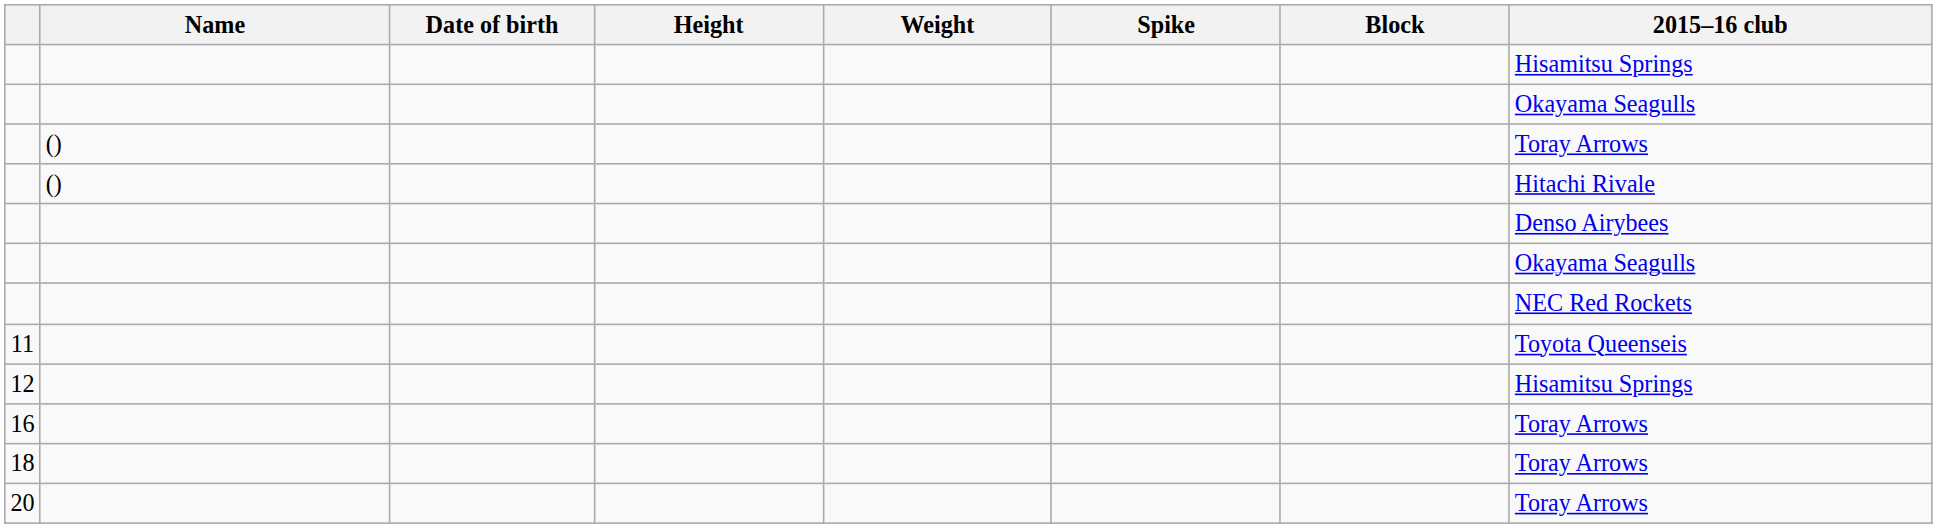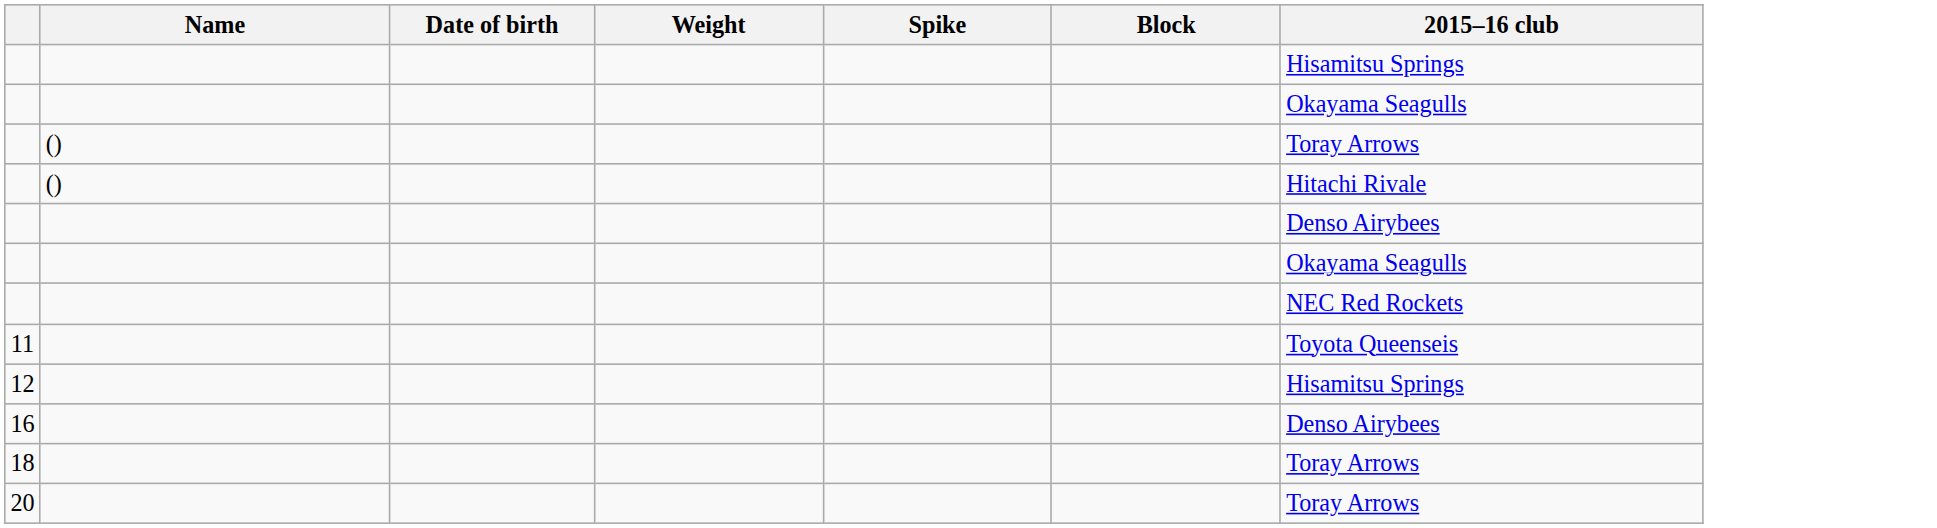- column: (709, 24)
(1581, 423) Toray Arrows -> (1363, 423) Denso Airybees
